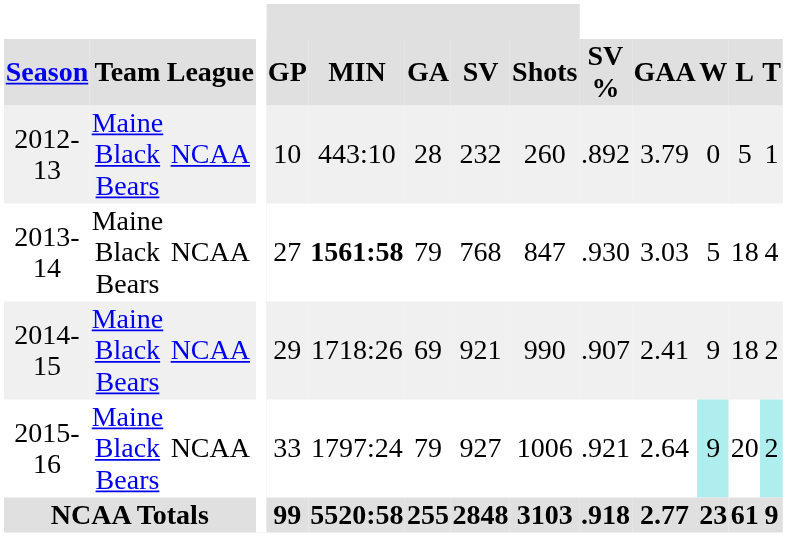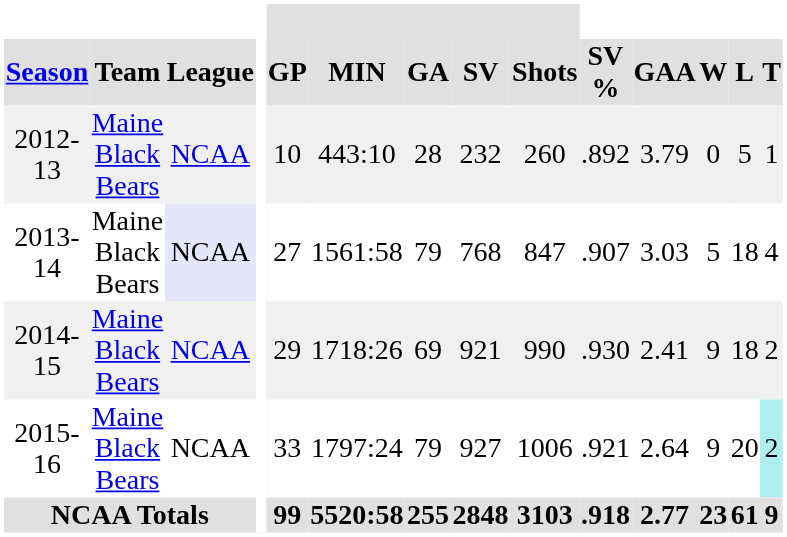(210, 252) no background -> (210, 252) lavender background
(357, 252) bold -> (357, 252) normal
(605, 252) .930 -> (605, 252) .907
(605, 350) .907 -> (605, 350) .930
(713, 448) paleturquoise background -> (713, 448) no background
